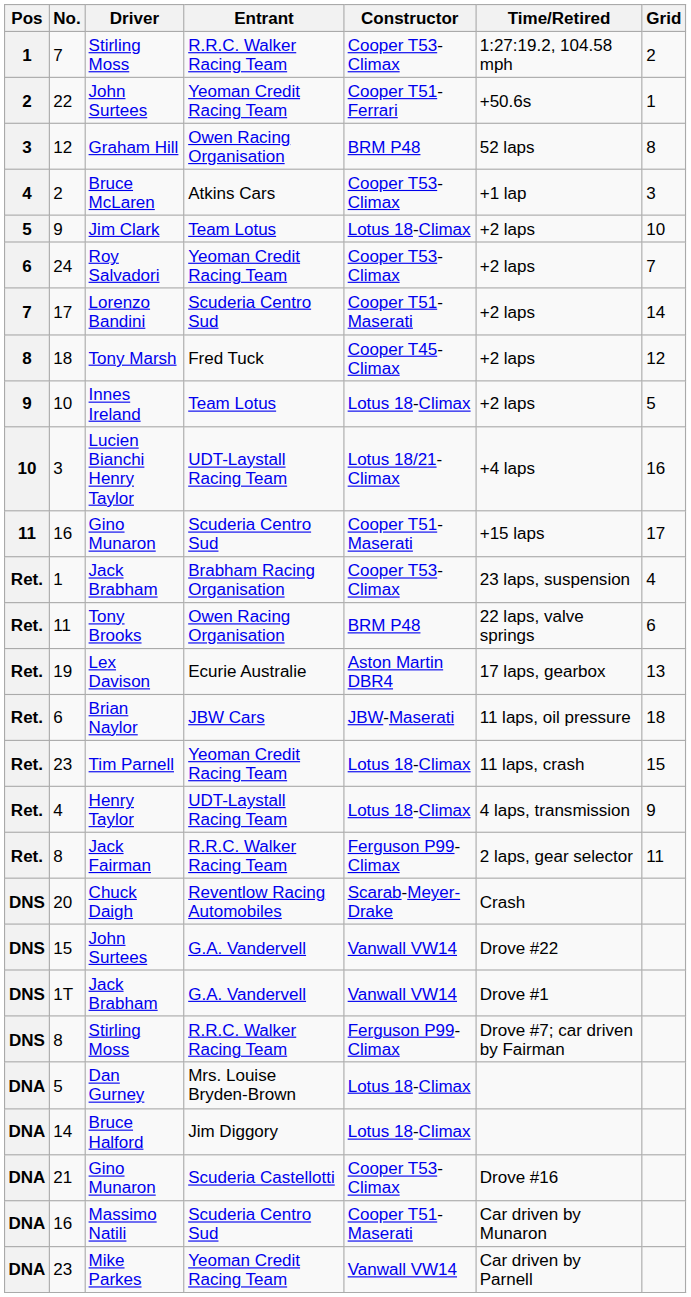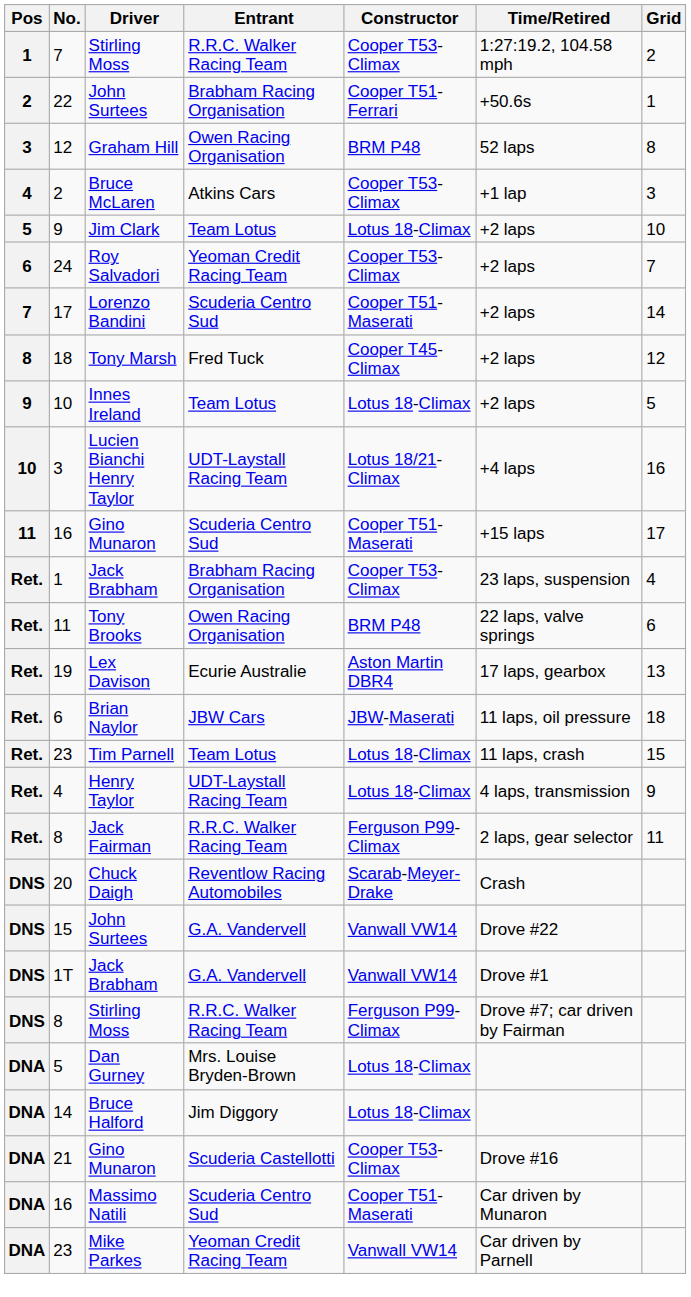(244, 101) Yeoman Credit Racing Team -> (252, 101) Brabham Racing Organisation
(244, 764) Yeoman Credit Racing Team -> (232, 754) Team Lotus
